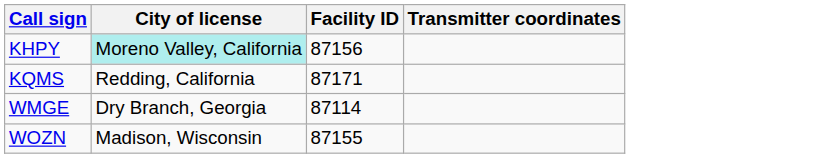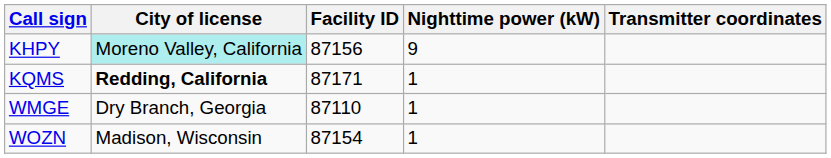+ column: (504, 19)
(175, 78) normal -> (181, 78) bold
(336, 108) 87114 -> (336, 108) 87110
(337, 138) 87155 -> (337, 138) 87154
